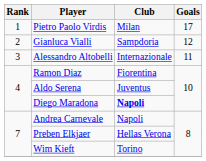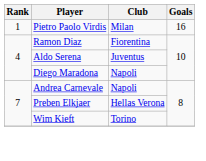(188, 27) 17 -> (181, 27) 16
- row: (62, 42)
- row: (73, 57)
(131, 103) bold -> (124, 73) normal
